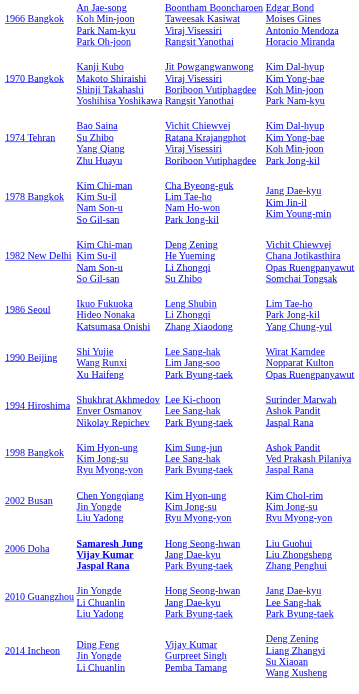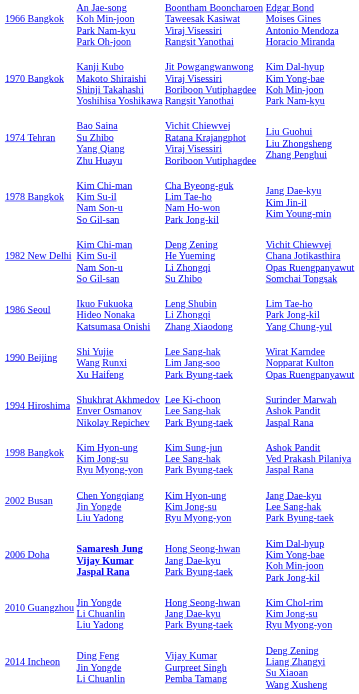(295, 143) Kim Dal-hyup Kim Yong-bae Koh Min-joon Park Jong-kil -> (299, 143) Liu Guohui Liu Zhongsheng Zhang Penghui
(299, 507) Kim Chol-rim Kim Jong-su Ryu Myong-yon -> (300, 507) Jang Dae-kyu Lee Sang-hak Park Byung-taek
(299, 554) Liu Guohui Liu Zhongsheng Zhang Penghui -> (295, 560) Kim Dal-hyup Kim Yong-bae Koh Min-joon Park Jong-kil
(300, 602) Jang Dae-kyu Lee Sang-hak Park Byung-taek -> (299, 614) Kim Chol-rim Kim Jong-su Ryu Myong-yon
